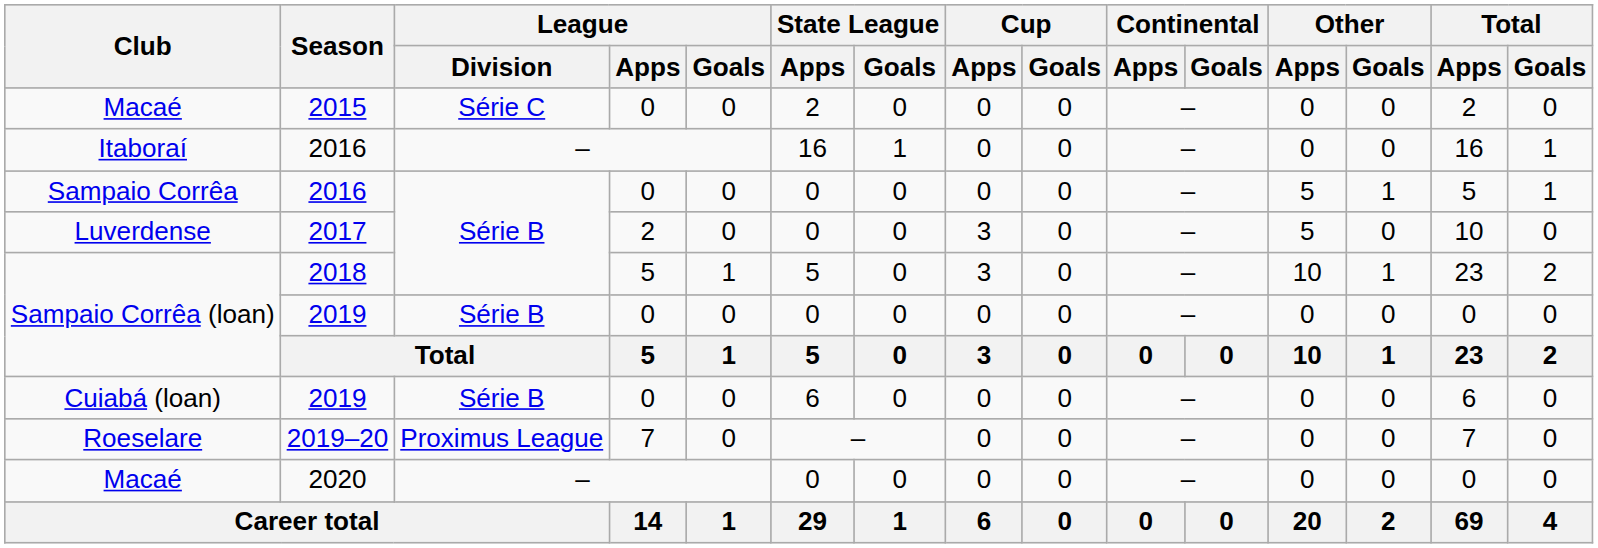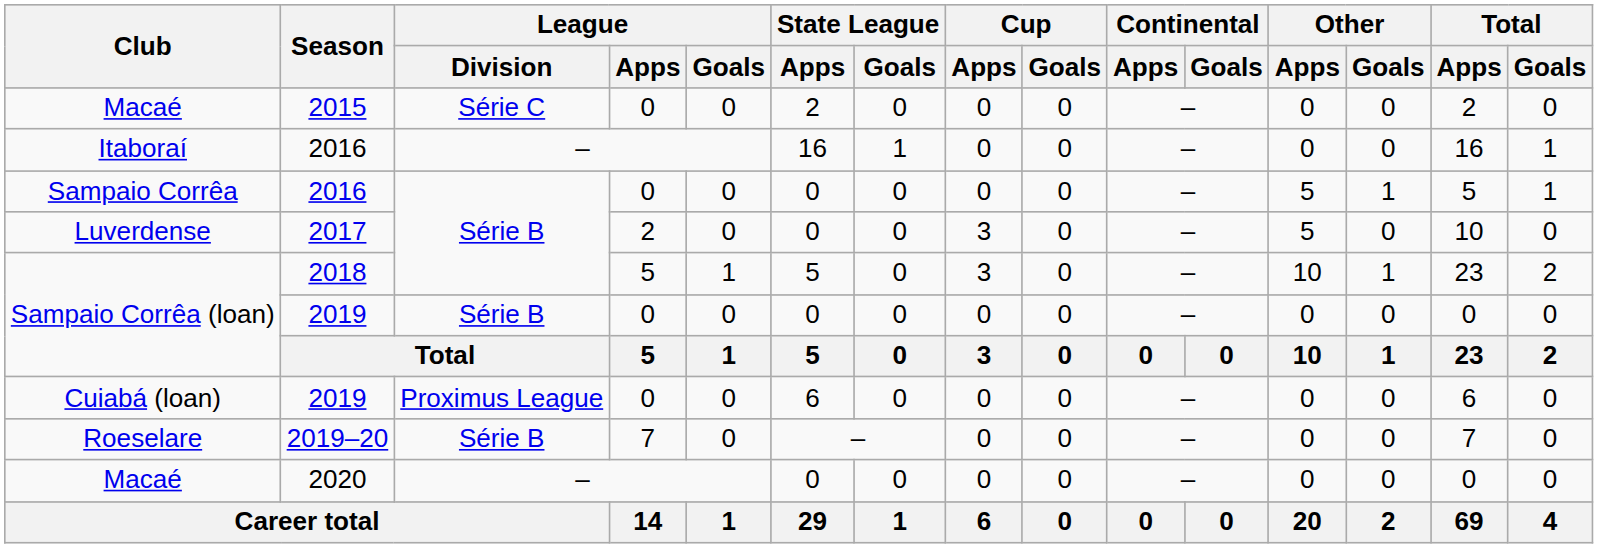(502, 397) Série B -> (502, 397) Proximus League
(502, 438) Proximus League -> (502, 438) Série B
